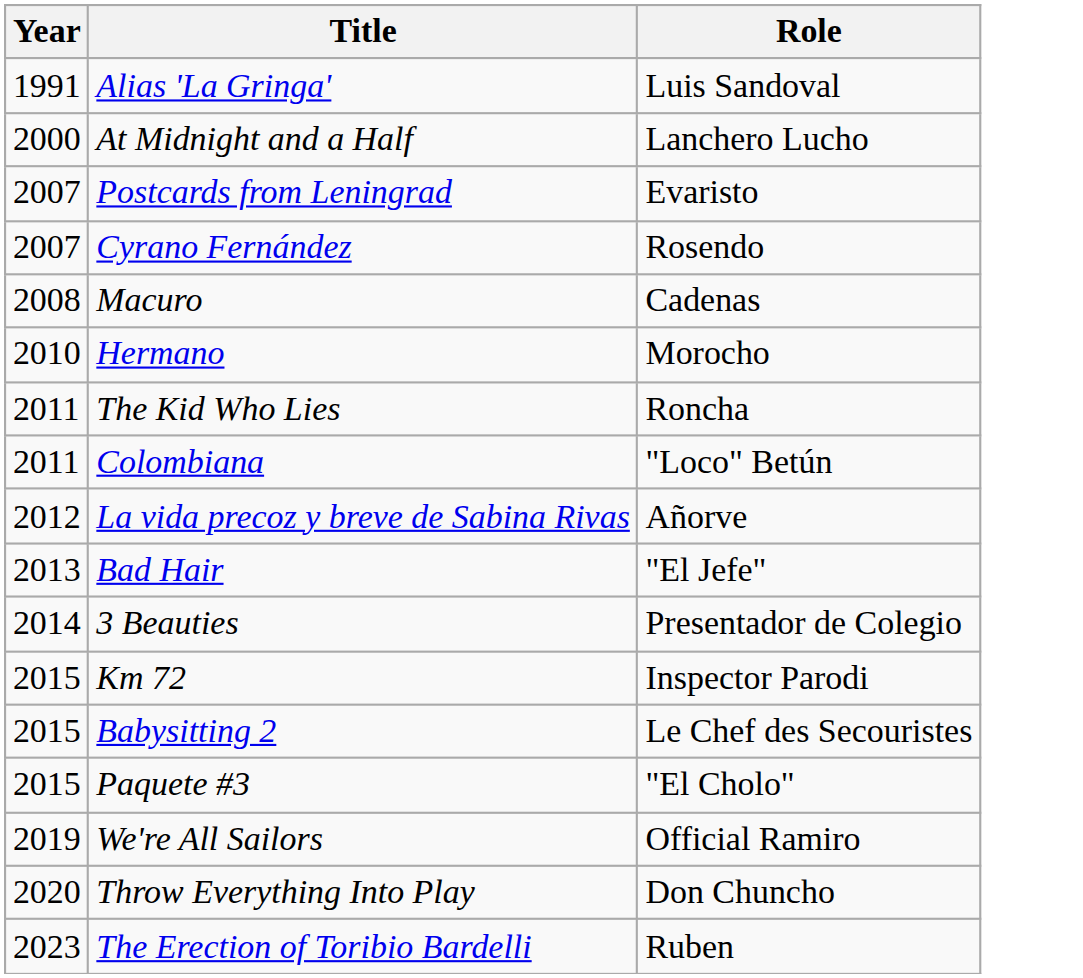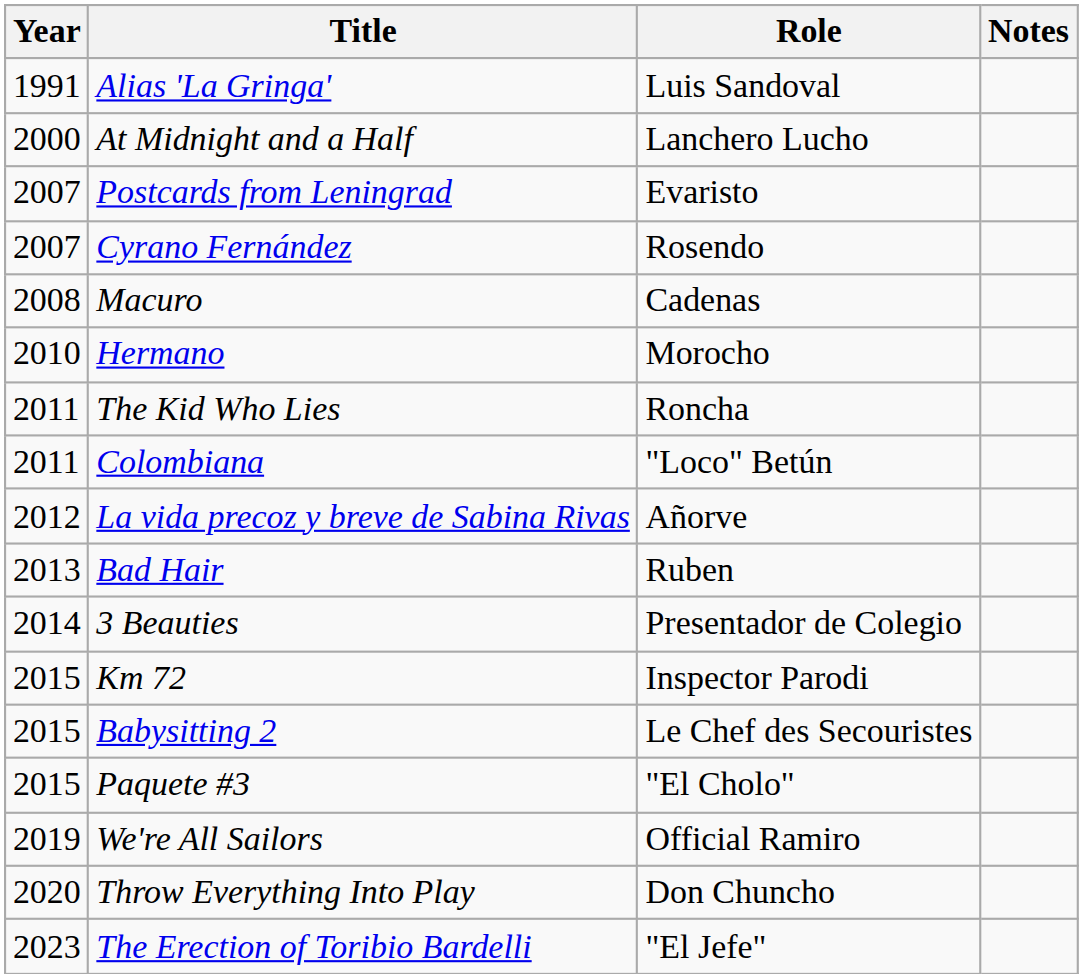+ column: (1028, 31)
(706, 569) "El Jefe" -> (690, 569) Ruben
(690, 945) Ruben -> (706, 945) "El Jefe"
